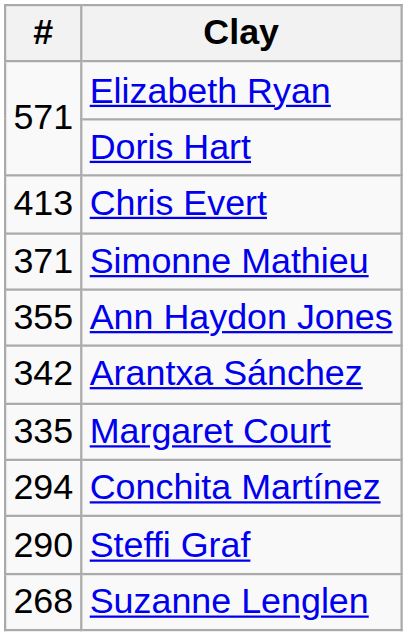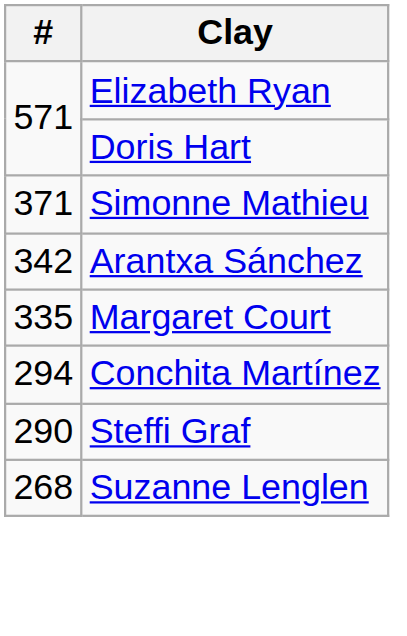- row: (178, 203)
- row: (241, 317)
